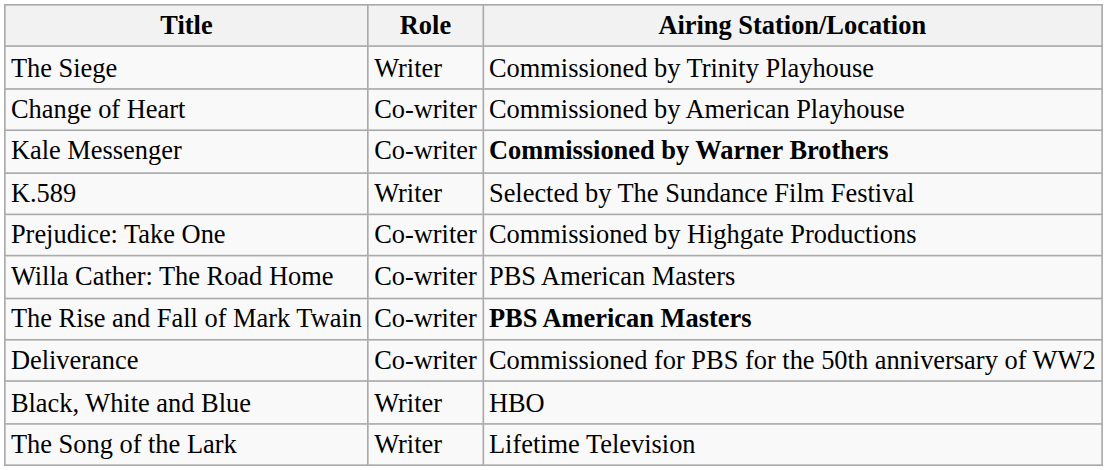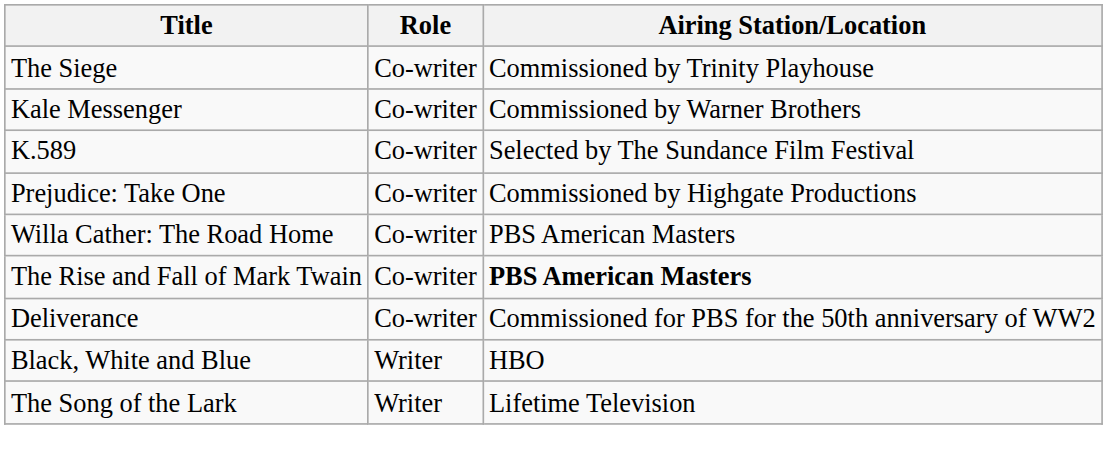(408, 67) Writer -> (425, 67) Co-writer
- row: (98, 109)
(689, 151) bold -> (675, 109) normal
(408, 192) Writer -> (425, 151) Co-writer
